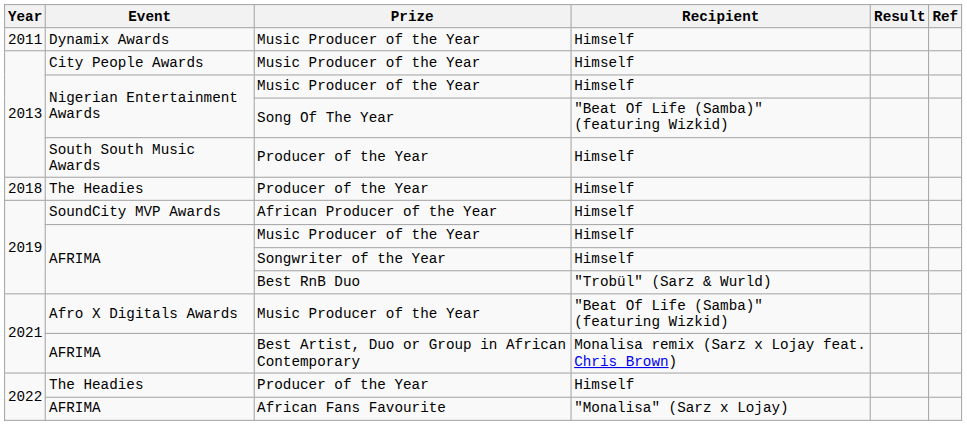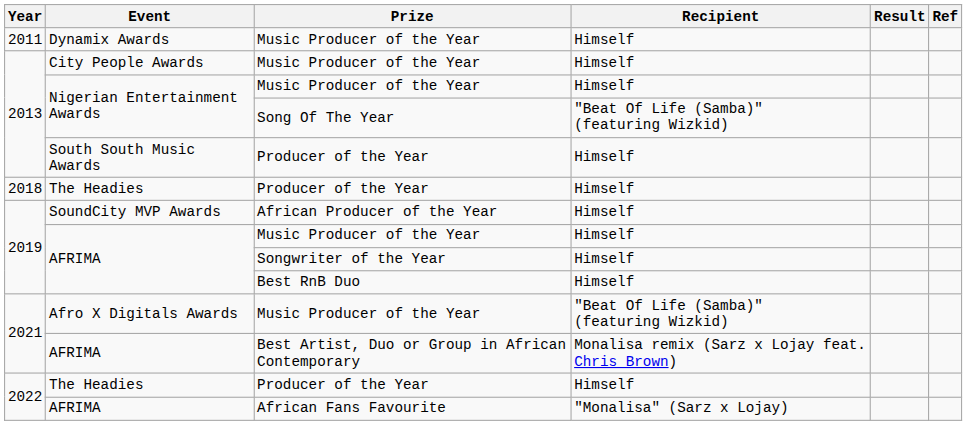(673, 282) "Trobül" (Sarz & Wurld) -> (604, 282) Himself
